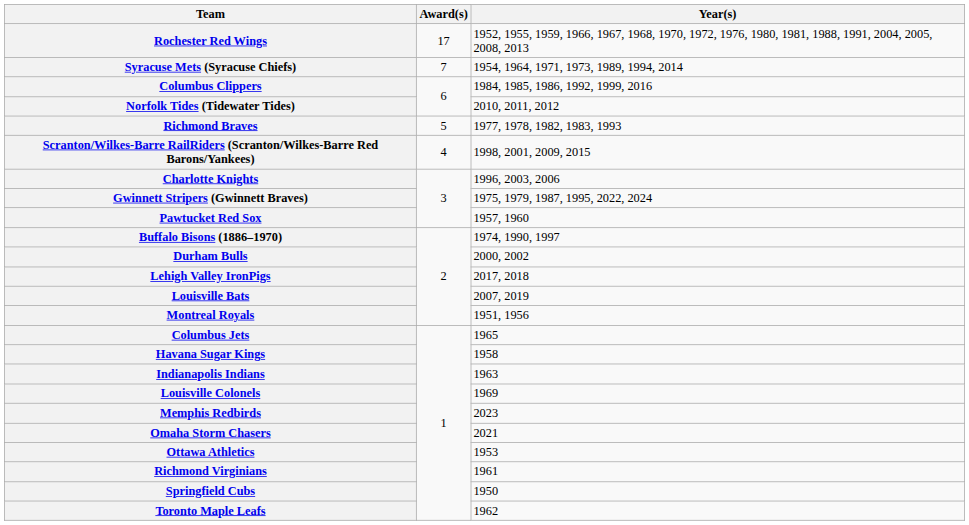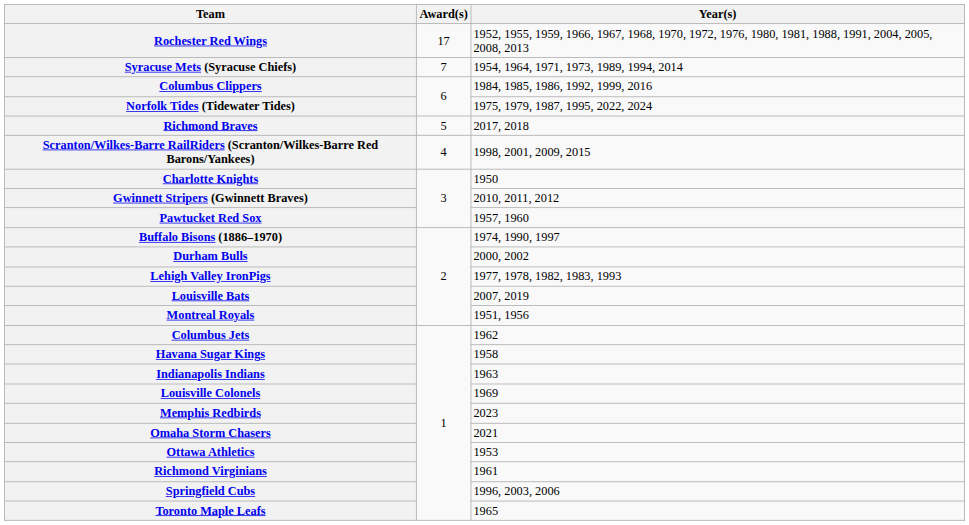(516, 106) 2010, 2011, 2012 -> (563, 106) 1975, 1979, 1987, 1995, 2022, 2024
(547, 125) 1977, 1978, 1982, 1983, 1993 -> (501, 125) 2017, 2018
(517, 178) 1996, 2003, 2006 -> (486, 178) 1950
(563, 198) 1975, 1979, 1987, 1995, 2022, 2024 -> (516, 198) 2010, 2011, 2012
(501, 276) 2017, 2018 -> (547, 276) 1977, 1978, 1982, 1983, 1993
(486, 335) 1965 -> (486, 335) 1962
(486, 491) 1950 -> (517, 491) 1996, 2003, 2006
(486, 510) 1962 -> (486, 510) 1965
